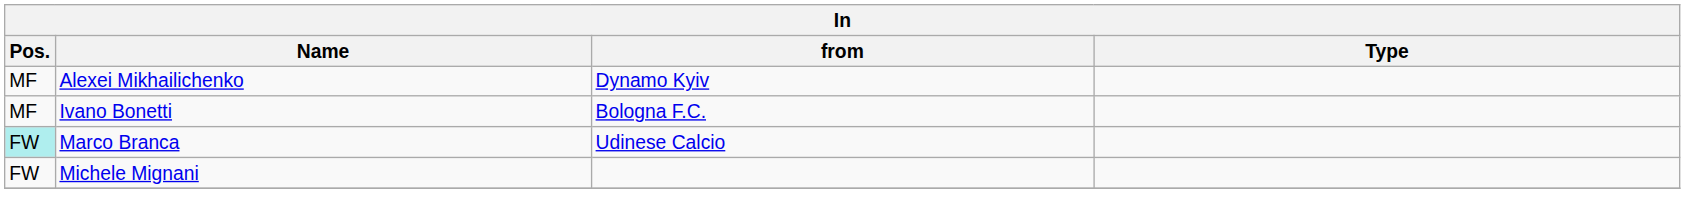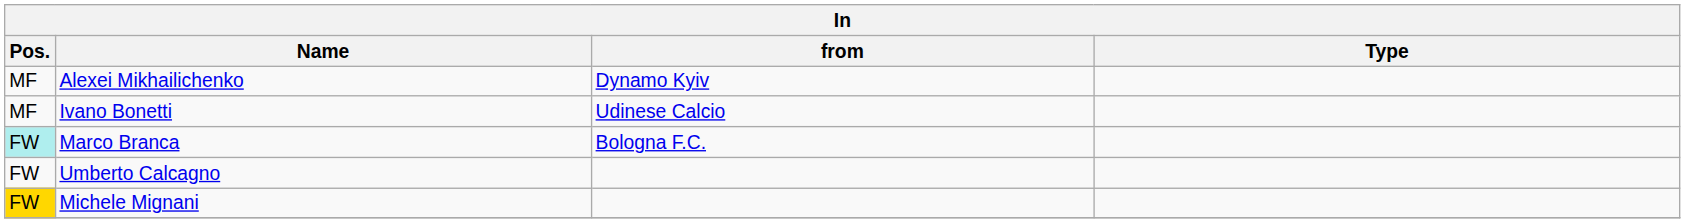(651, 112) Bologna F.C. -> (660, 112) Udinese Calcio
(660, 142) Udinese Calcio -> (651, 142) Bologna F.C.
+ row: (140, 173)
(24, 173) no background -> (24, 203) gold background
